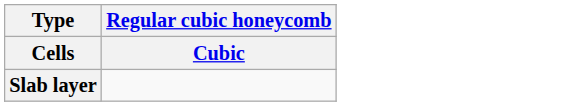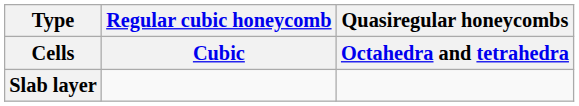+ column: (455, 52)
